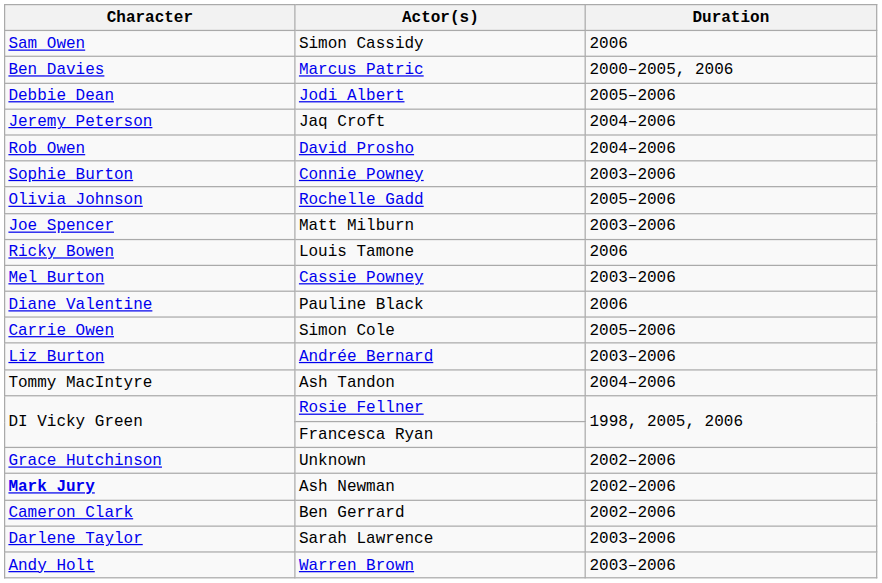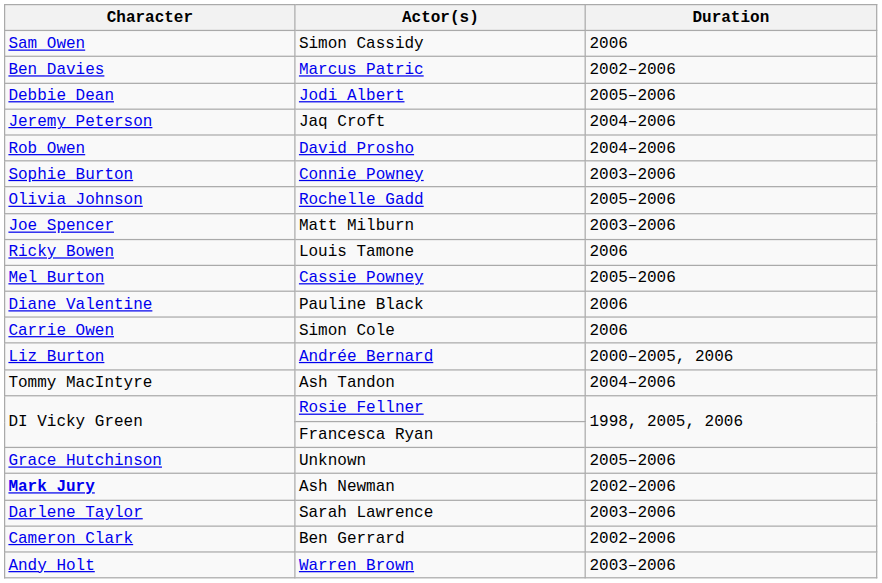(661, 70) 2000–2005, 2006 -> (633, 70) 2002–2006
(633, 278) 2003–2006 -> (633, 278) 2005–2006
(633, 330) 2005–2006 -> (609, 330) 2006
(633, 356) 2003–2006 -> (661, 356) 2000–2005, 2006
(633, 461) 2002–2006 -> (633, 461) 2005–2006
rows swapped: (352, 513) <-> (366, 539)
